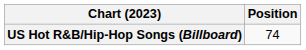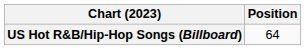(273, 34) 74 -> (273, 34) 64
